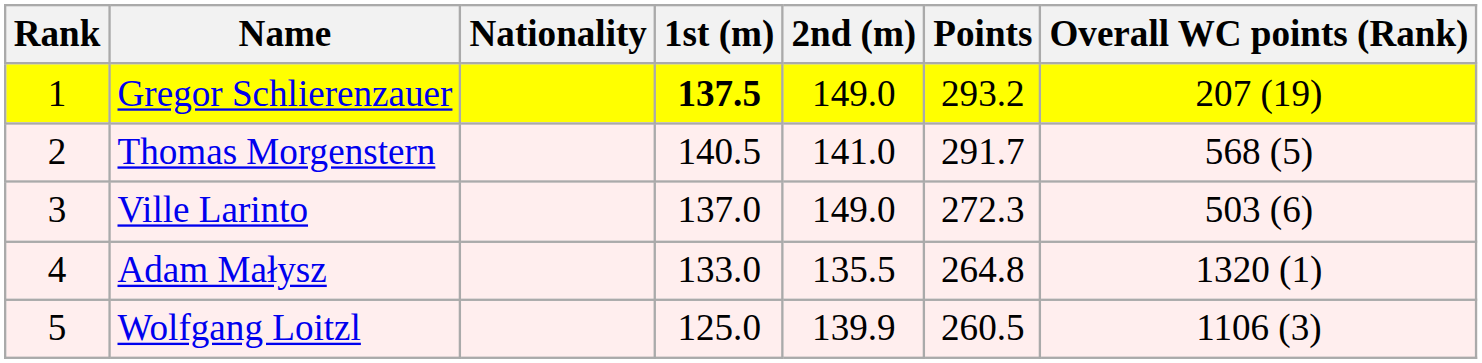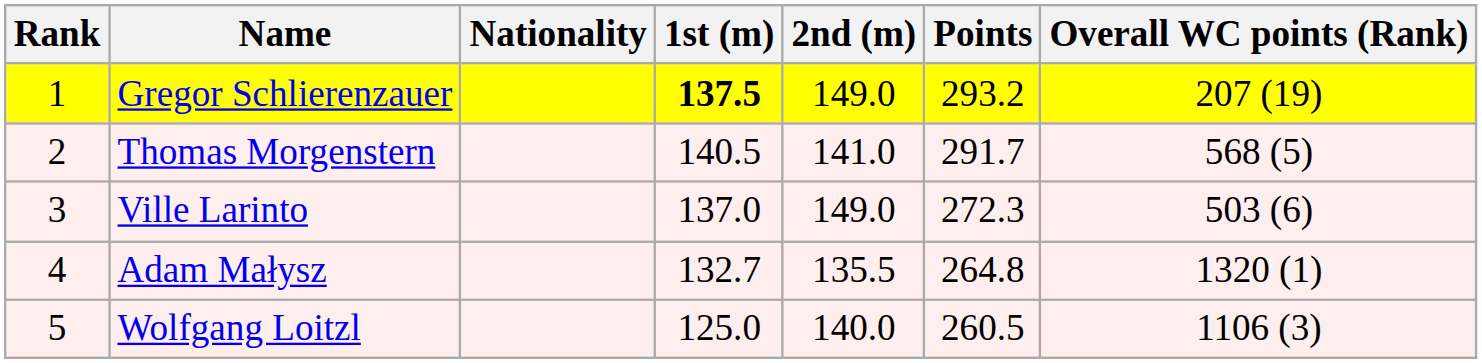(719, 269) 133.0 -> (719, 269) 132.7
(854, 328) 139.9 -> (854, 328) 140.0
